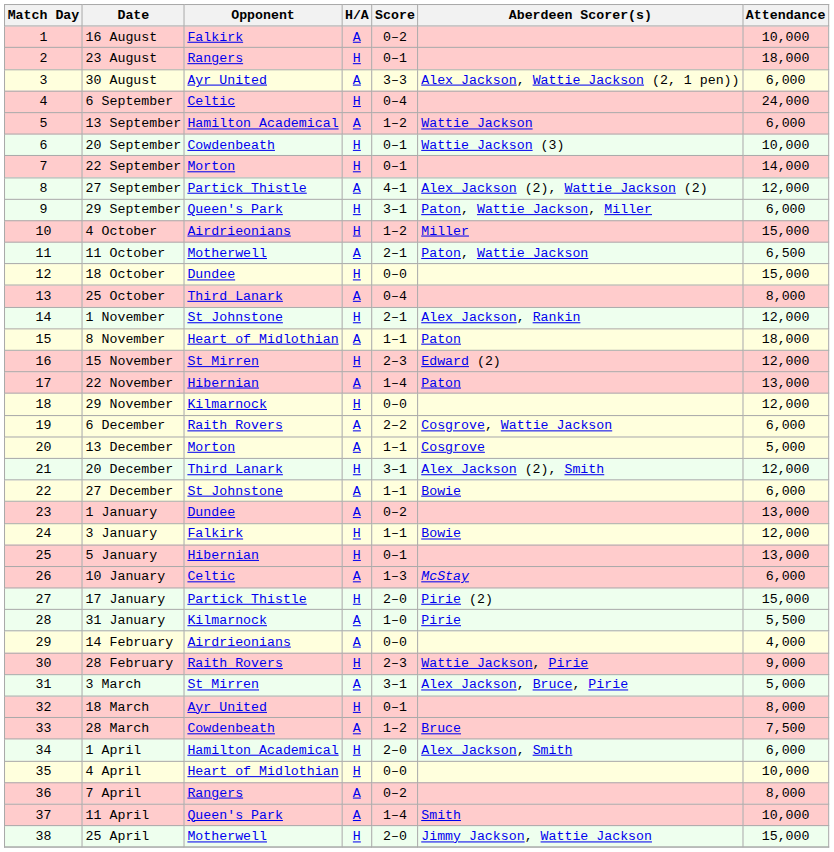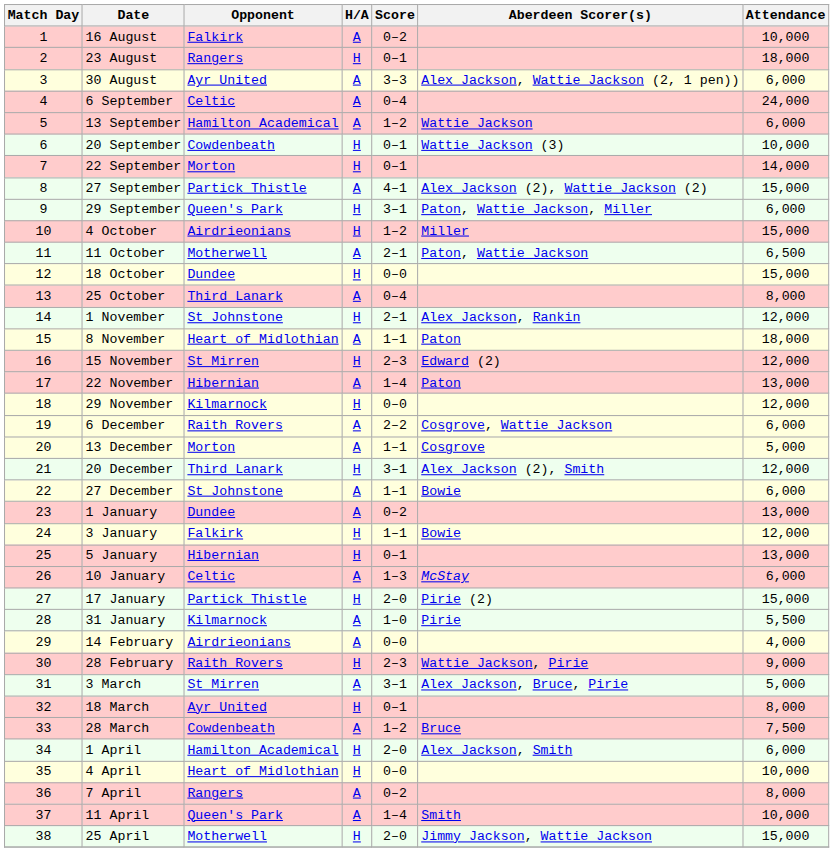(357, 102) H -> (357, 102) A
(786, 188) 12,000 -> (786, 188) 15,000
